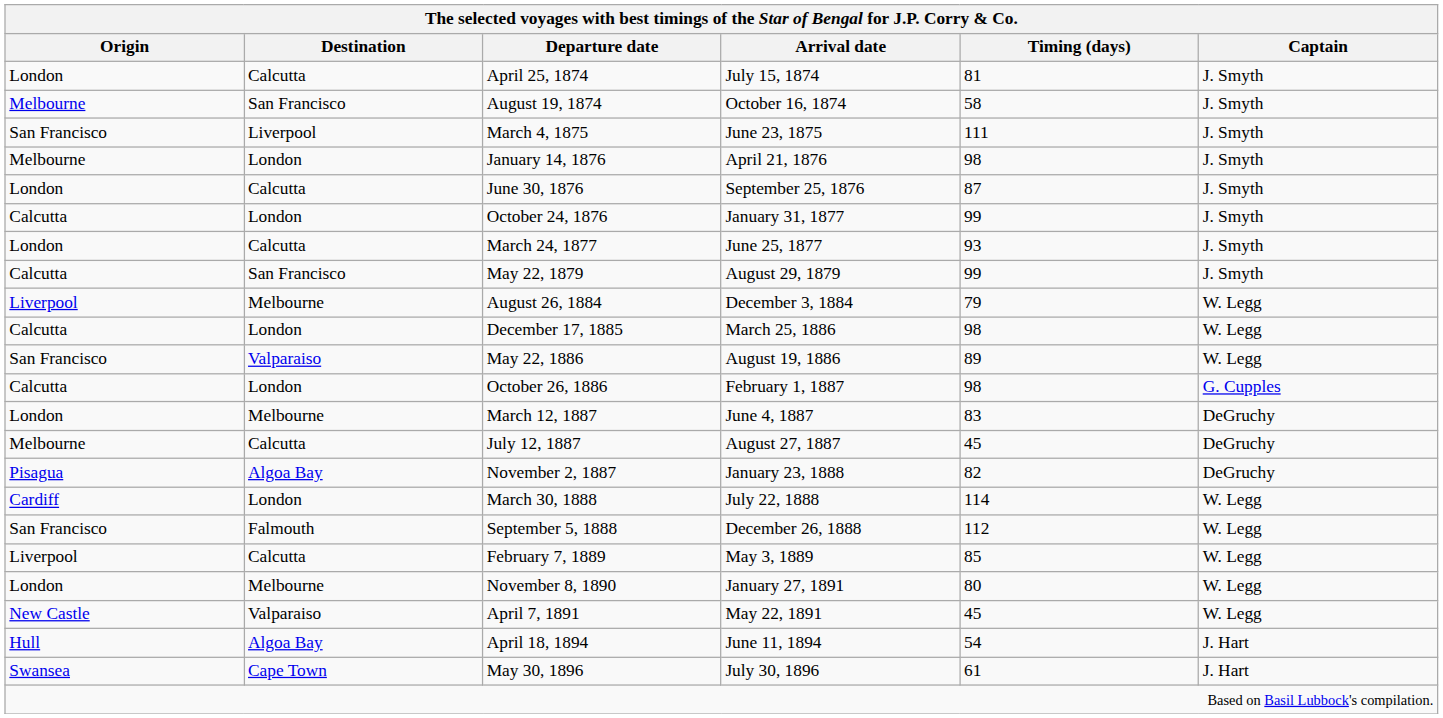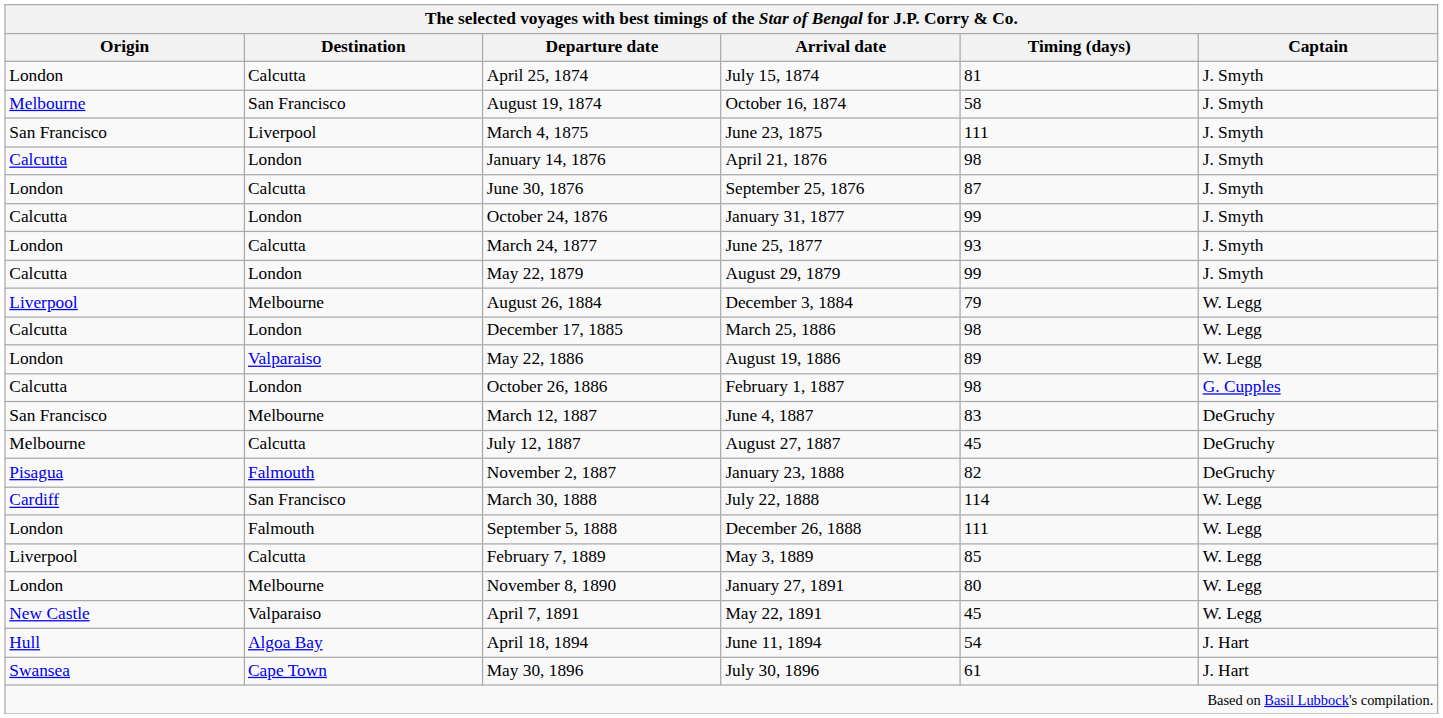(47, 160) Melbourne -> (38, 160) Calcutta
(297, 273) San Francisco -> (275, 273) London
(58, 358) San Francisco -> (36, 358) London
(36, 415) London -> (58, 415) San Francisco
(285, 472) Algoa Bay -> (281, 472) Falmouth
(275, 500) London -> (297, 500) San Francisco
(58, 528) San Francisco -> (36, 528) London
(977, 528) 112 -> (976, 528) 111
